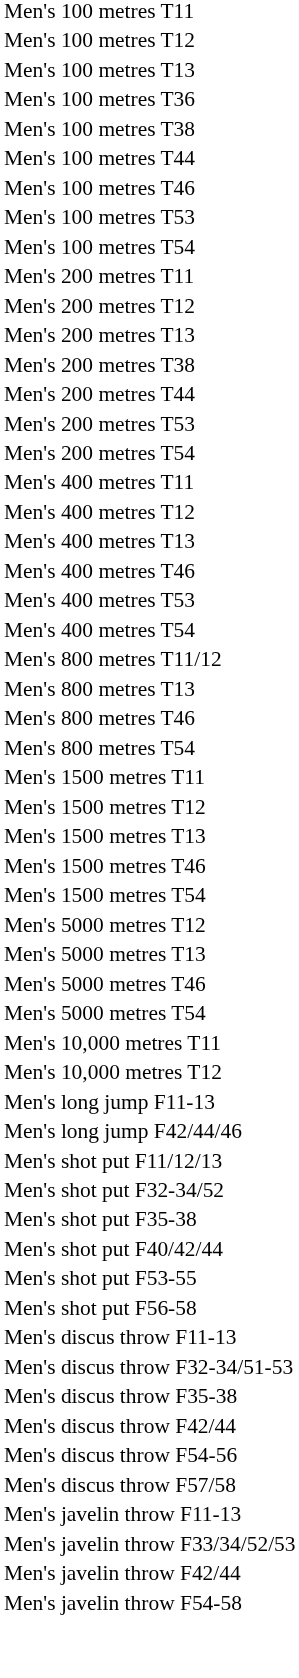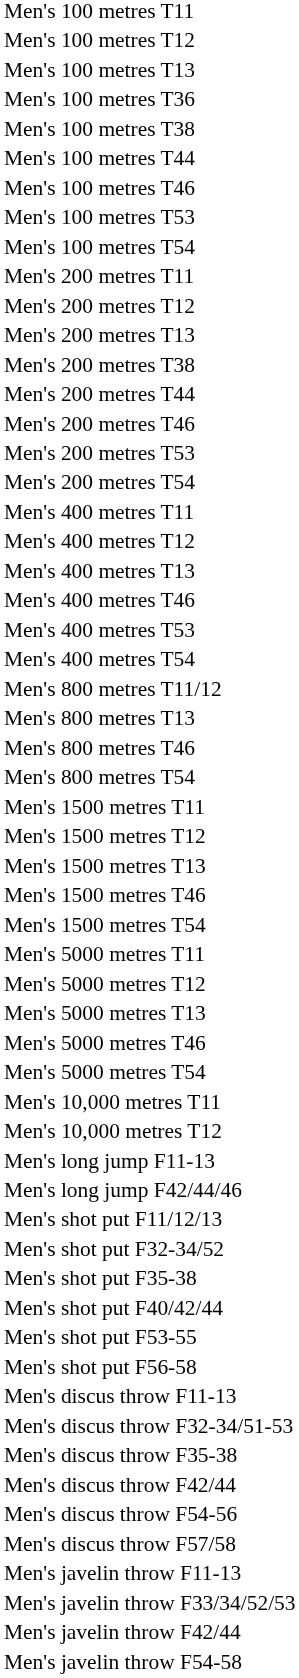+ row: (100, 423)
+ row: (105, 954)
